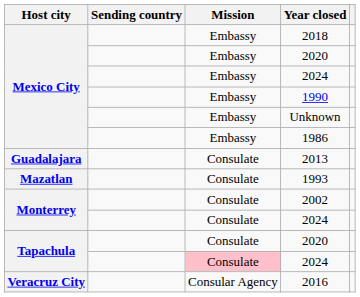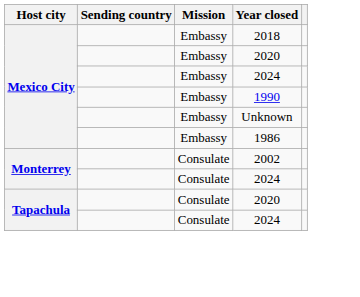- row: (46, 158)
- row: (46, 179)
(233, 261) pink background -> (204, 220) no background
- row: (46, 281)
